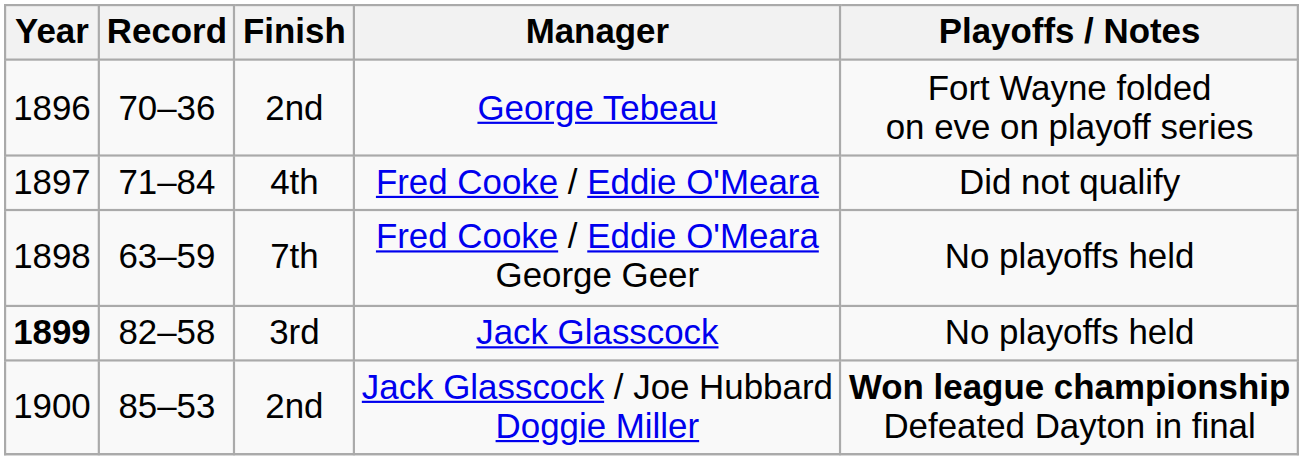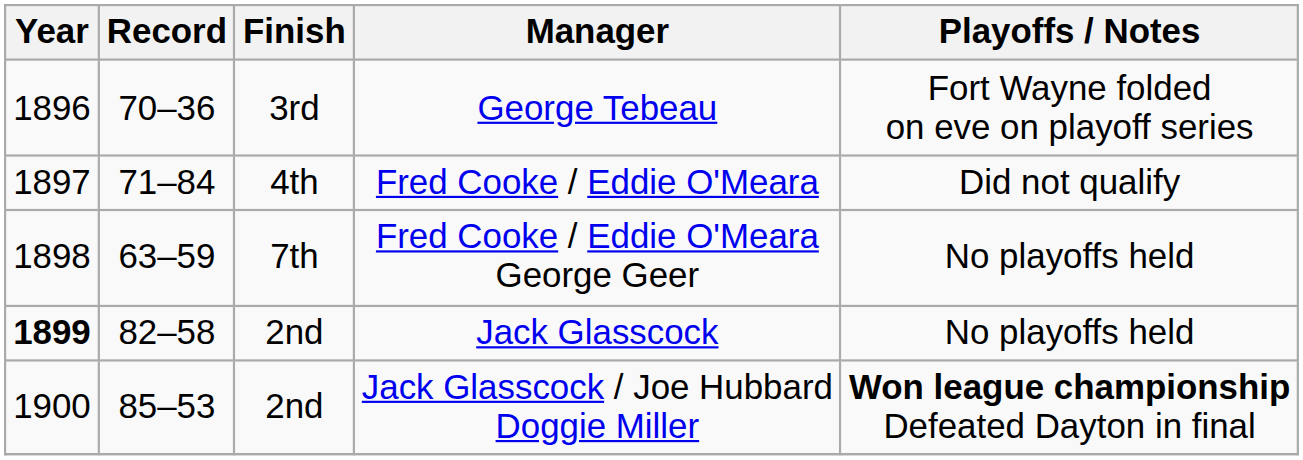(294, 107) 2nd -> (294, 107) 3rd
(294, 331) 3rd -> (294, 331) 2nd
